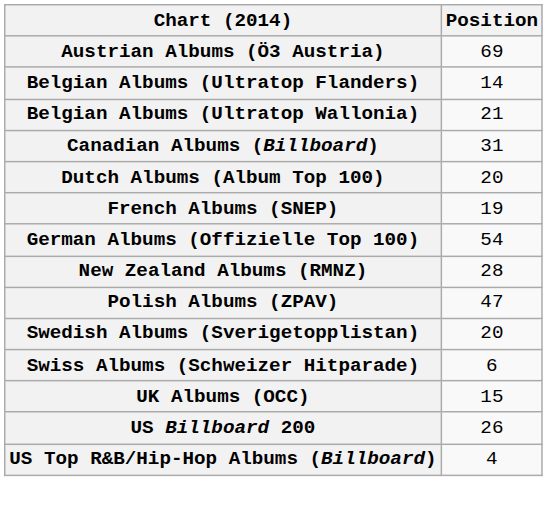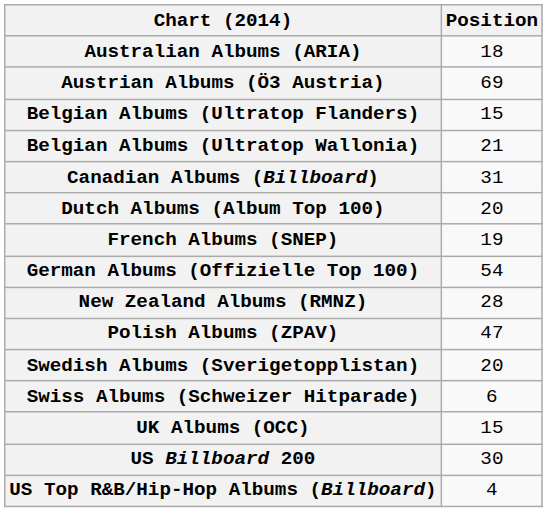+ row: (223, 52)
(492, 83) 14 -> (492, 114) 15
(492, 428) 26 -> (492, 459) 30
